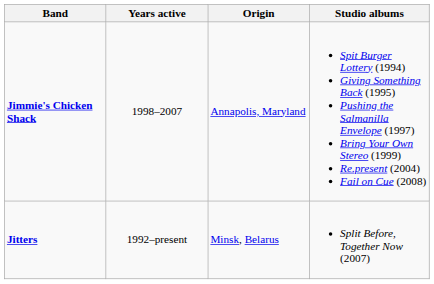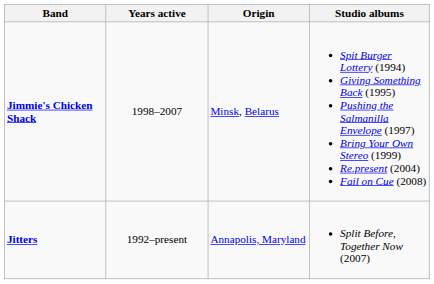(258, 111) Annapolis, Maryland -> (245, 111) Minsk, Belarus
(245, 240) Minsk, Belarus -> (258, 240) Annapolis, Maryland
